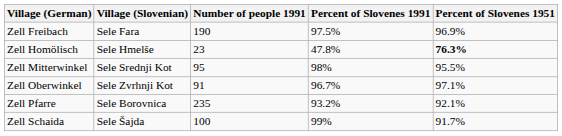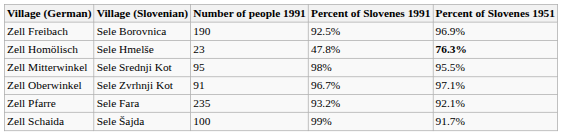(118, 31) Sele Fara -> (132, 31) Sele Borovnica
(326, 31) 97.5% -> (326, 31) 92.5%
(132, 103) Sele Borovnica -> (118, 103) Sele Fara
